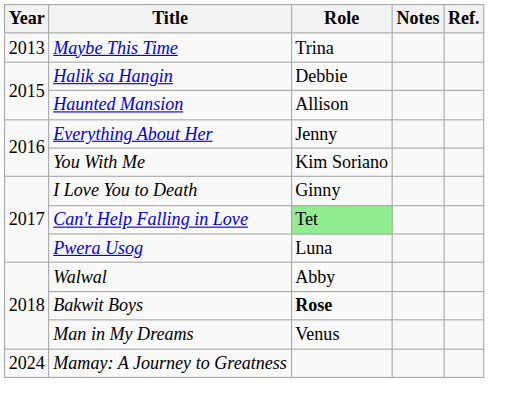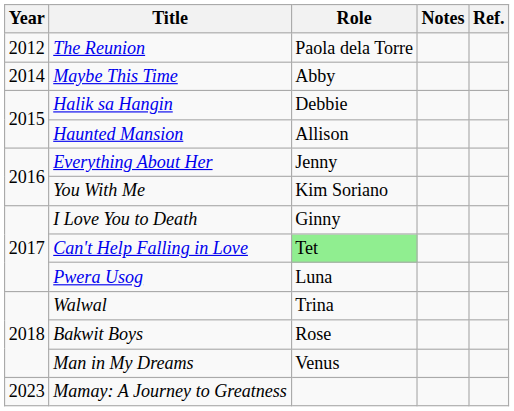+ row: (99, 47)
(27, 47) 2013 -> (27, 76) 2014
(314, 47) Trina -> (315, 76) Abby
(315, 276) Abby -> (314, 305) Trina
(314, 305) bold -> (313, 334) normal
(27, 362) 2024 -> (27, 391) 2023
